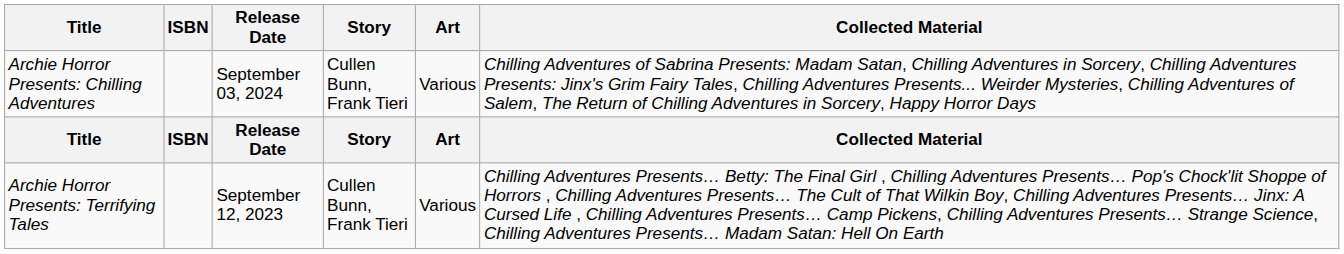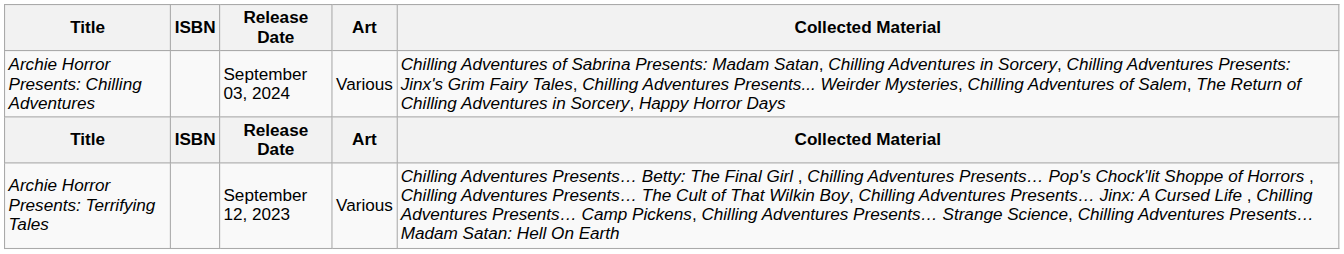- column: (369, 27)
